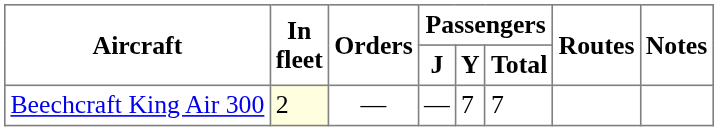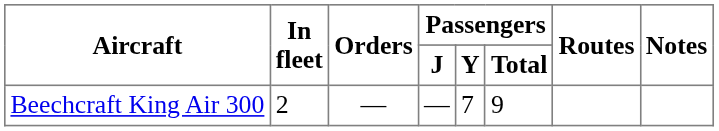(282, 105) lightyellow background -> (282, 105) no background
(497, 105) 7 -> (497, 105) 9
